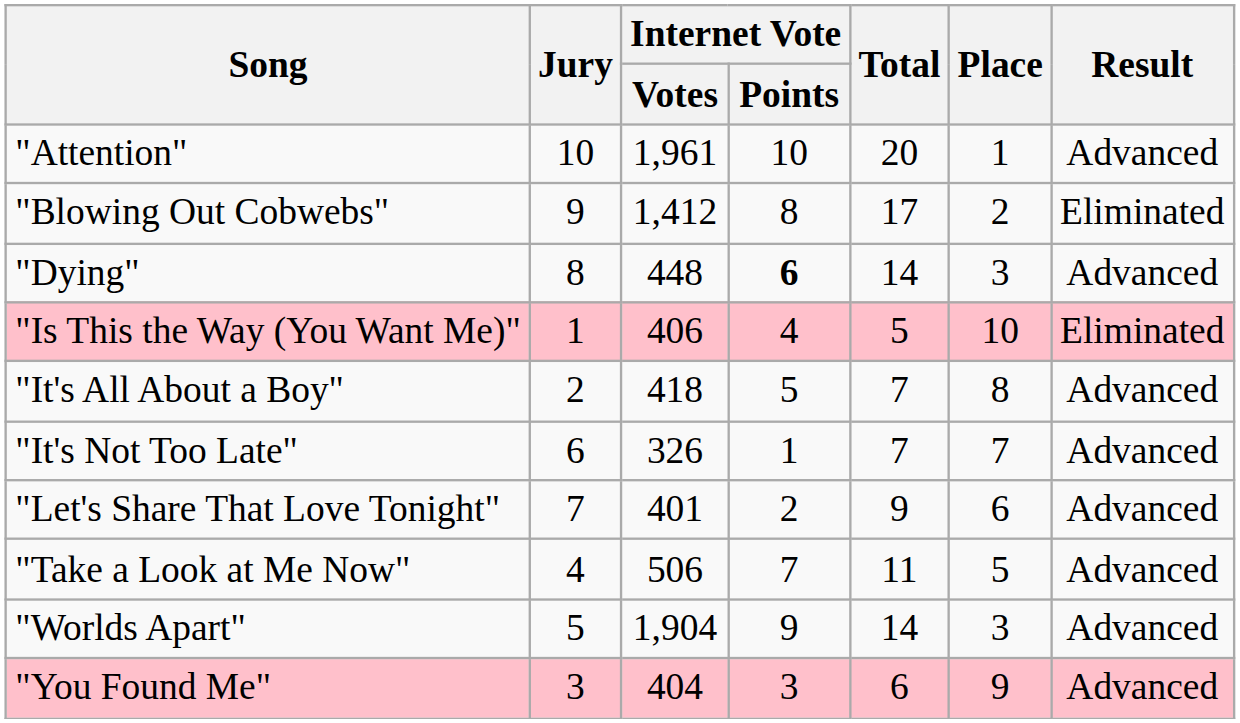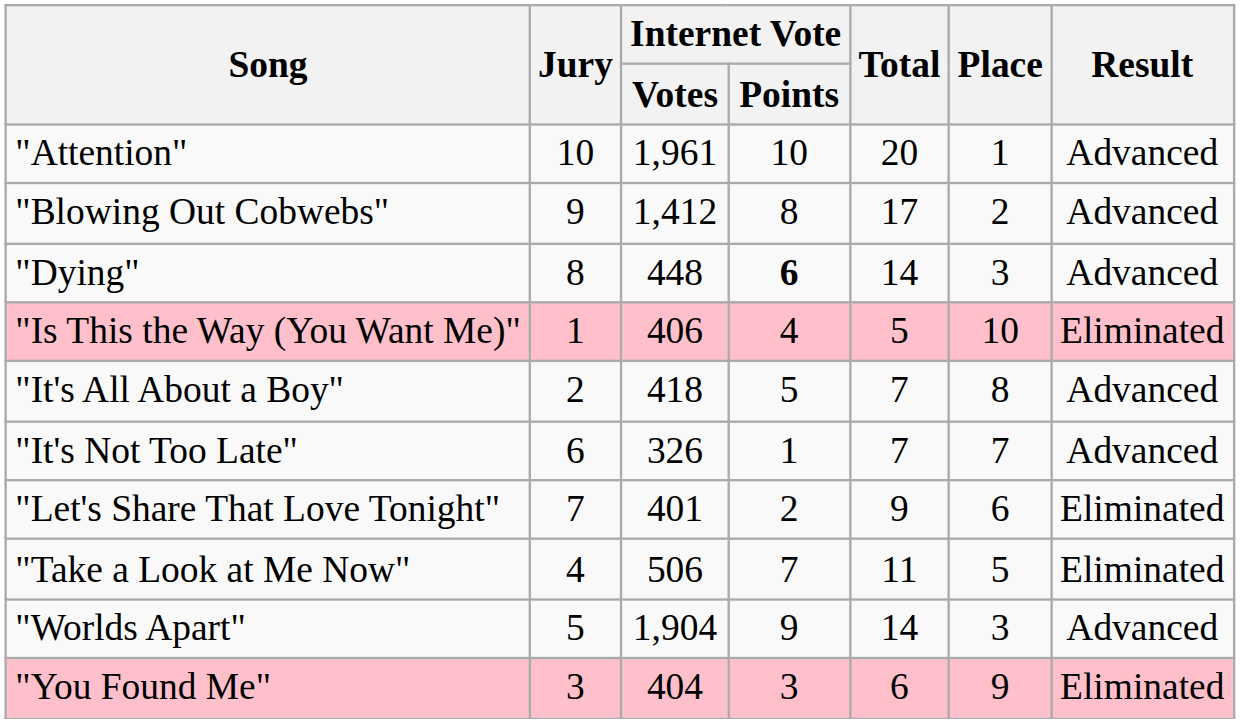(1142, 212) Eliminated -> (1142, 212) Advanced
(1142, 509) Advanced -> (1142, 509) Eliminated
(1142, 568) Advanced -> (1142, 568) Eliminated
(1142, 687) Advanced -> (1142, 687) Eliminated
